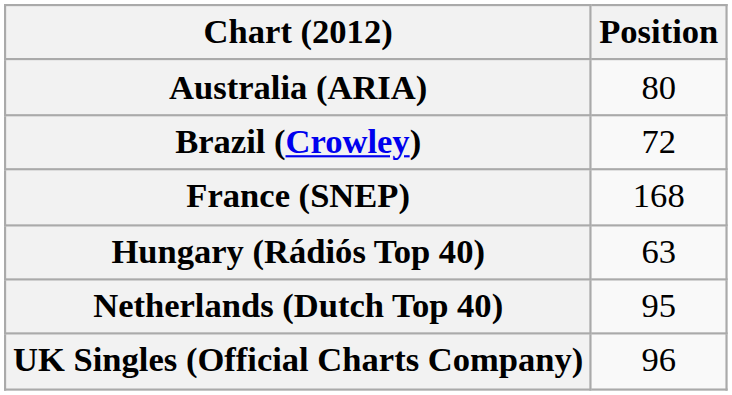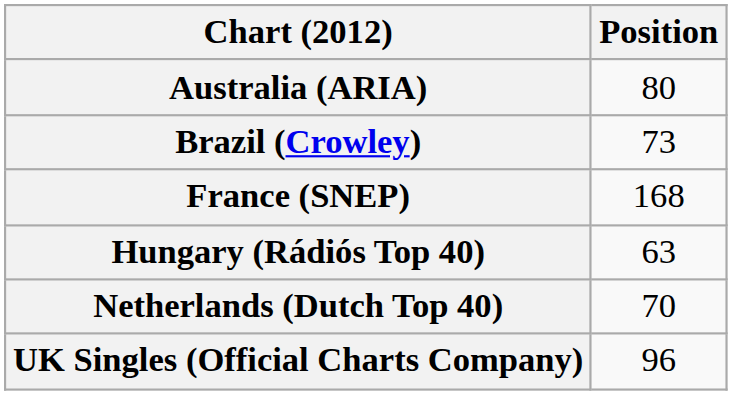(659, 141) 72 -> (659, 141) 73
(659, 305) 95 -> (659, 305) 70
